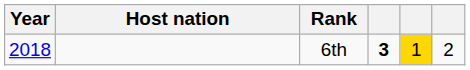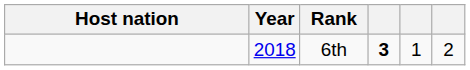columns swapped: (30, 19) <-> (178, 19)
(416, 49) gold background -> (416, 49) no background
